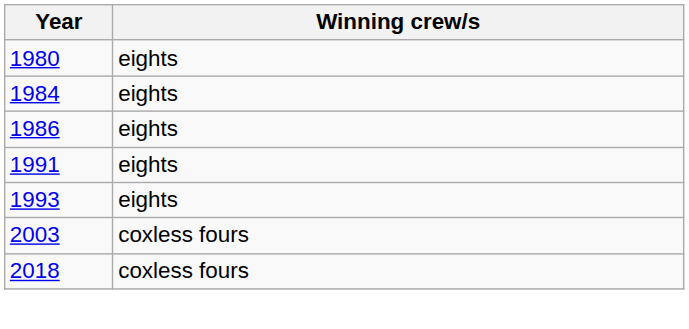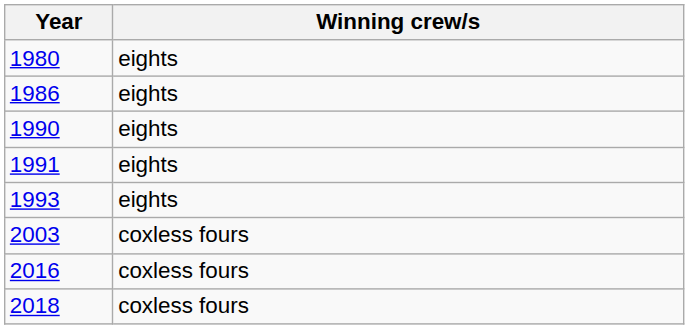- row: (35, 93)
+ row: (35, 128)
+ row: (35, 270)
